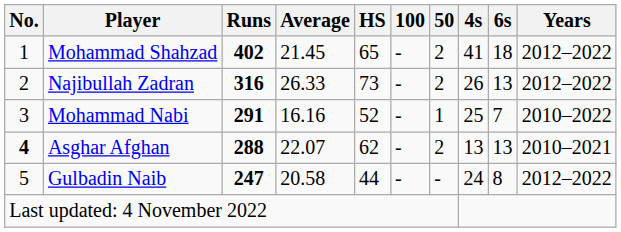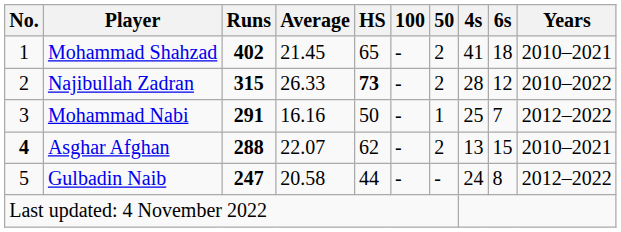(567, 52) 2012–2022 -> (567, 52) 2010–2021
(249, 83) 316 -> (249, 83) 315
(369, 83) normal -> (369, 83) bold
(473, 83) 26 -> (473, 83) 28
(503, 83) 13 -> (503, 83) 12
(567, 83) 2012–2022 -> (567, 83) 2010–2022
(369, 115) 52 -> (369, 115) 50
(567, 115) 2010–2022 -> (567, 115) 2012–2022
(503, 147) 13 -> (503, 147) 15
